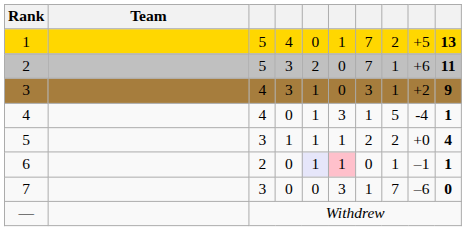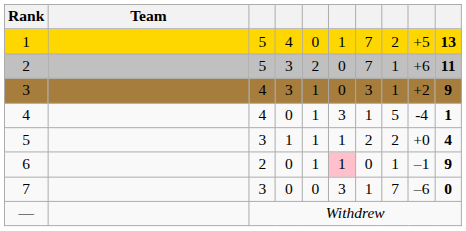(315, 164) lavender background -> (315, 164) no background
(448, 164) 1 -> (448, 164) 9
